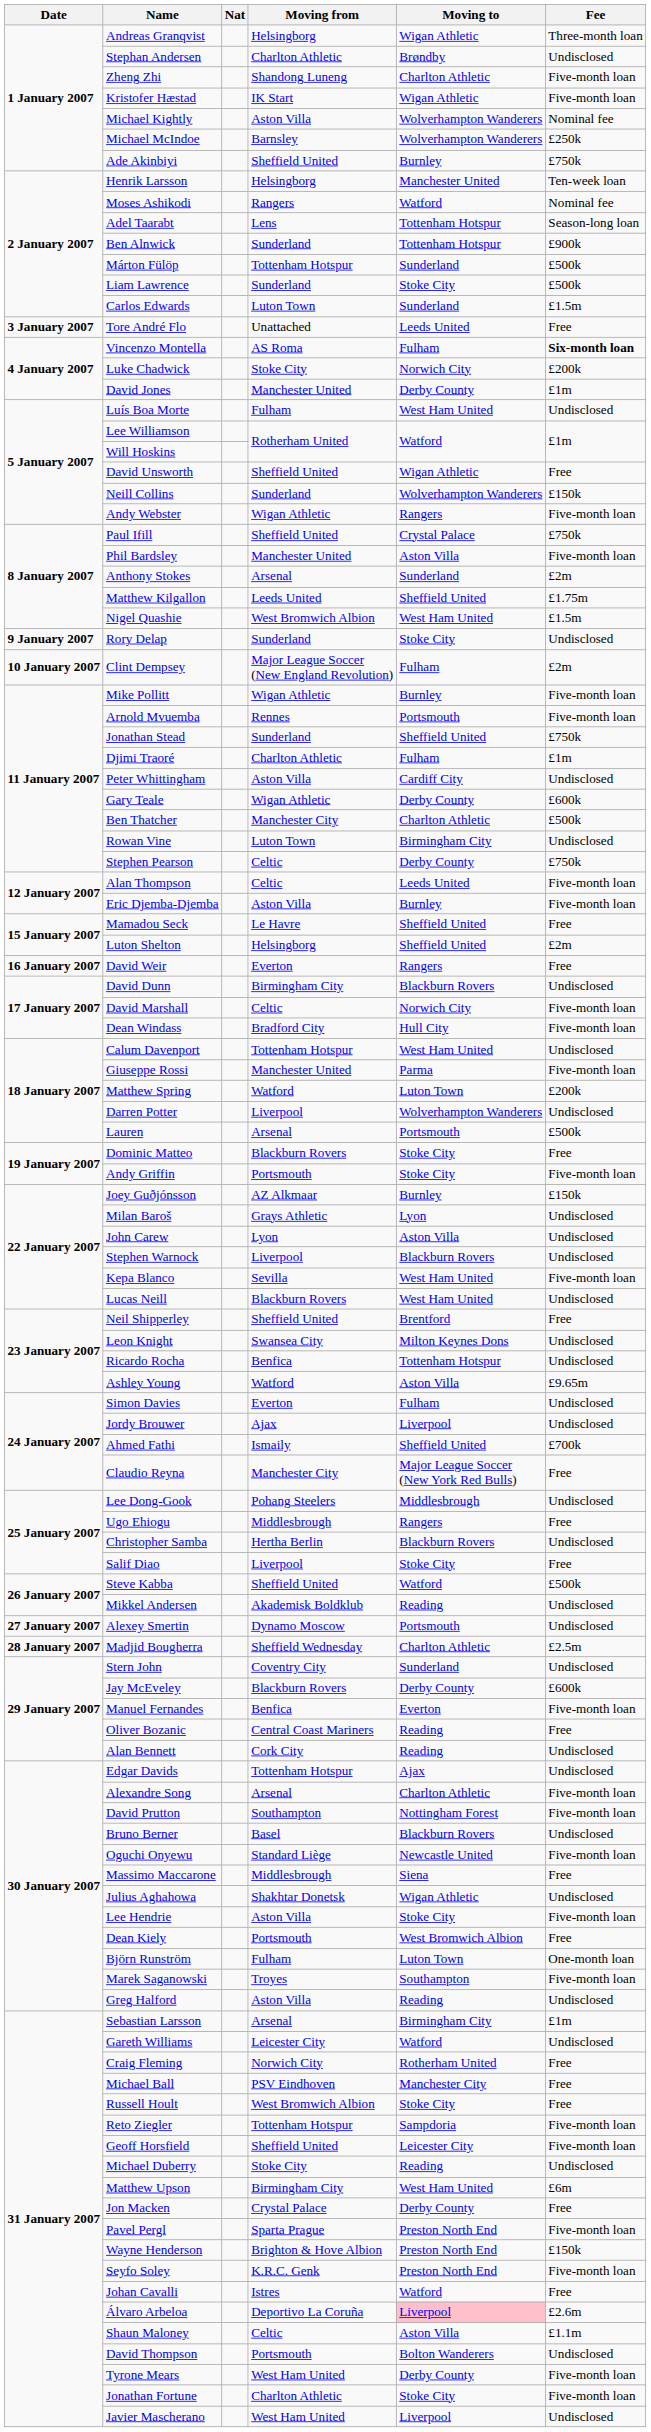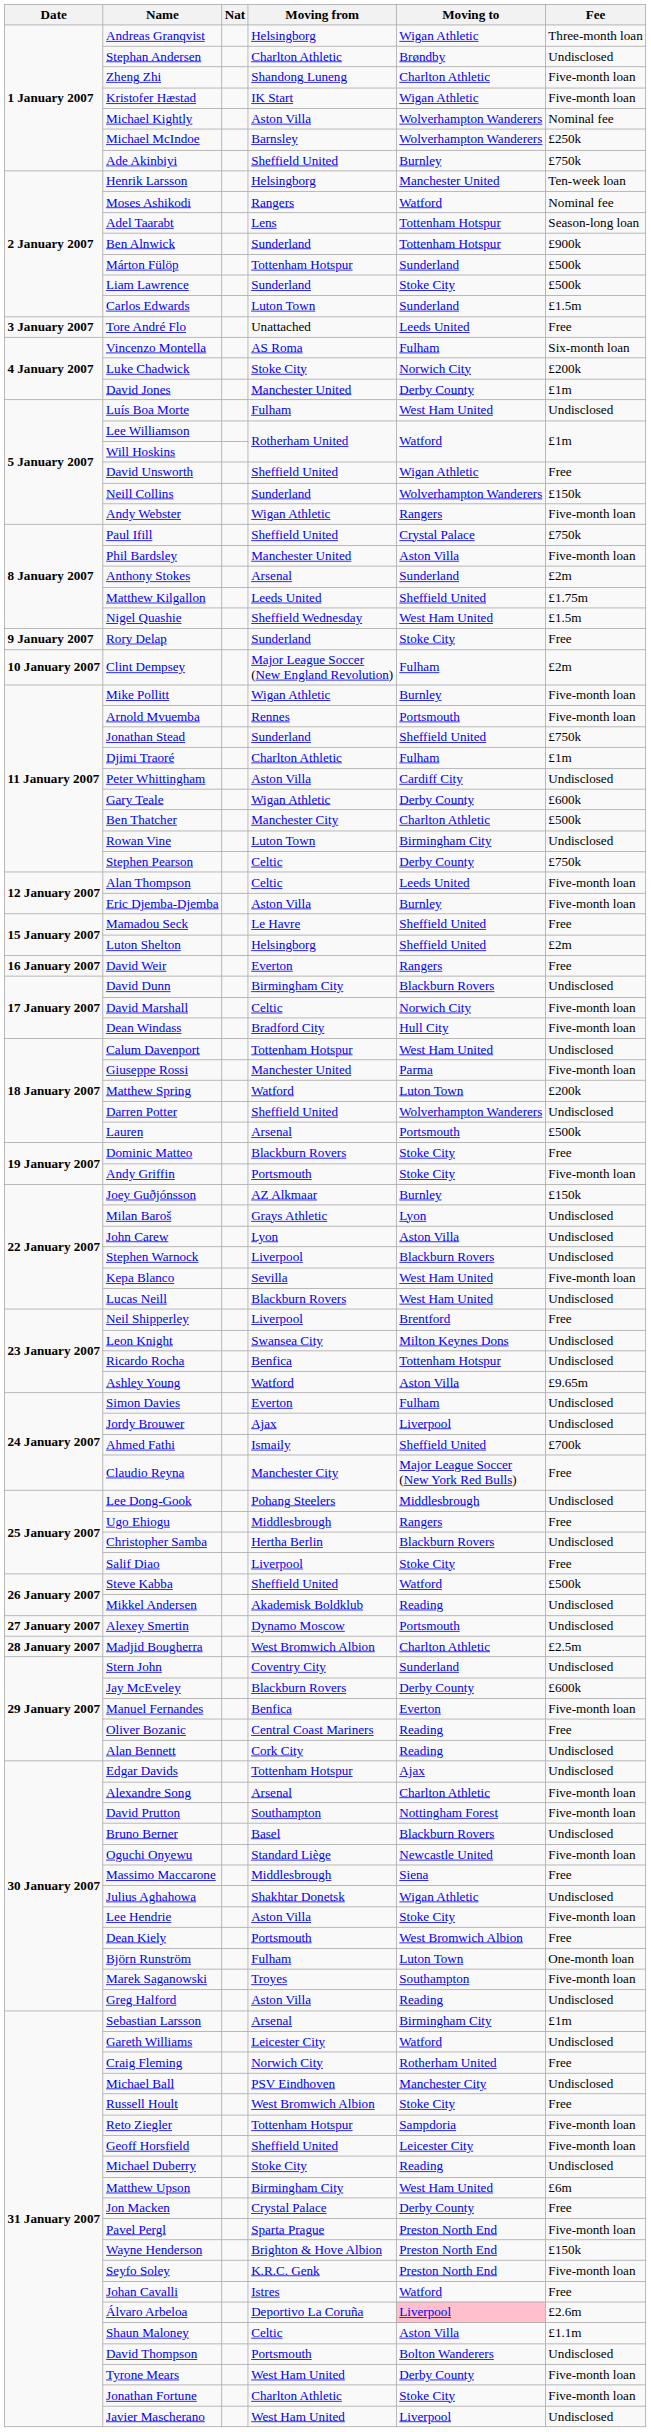(591, 347) bold -> (589, 347) normal
(313, 618) West Bromwich Albion -> (307, 618) Sheffield Wednesday
(581, 639) Undisclosed -> (560, 639) Free
(277, 1111) Liverpool -> (295, 1111) Sheffield United
(295, 1319) Sheffield United -> (277, 1319) Liverpool
(307, 1646) Sheffield Wednesday -> (313, 1646) West Bromwich Albion
(560, 2083) Free -> (581, 2083) Undisclosed
